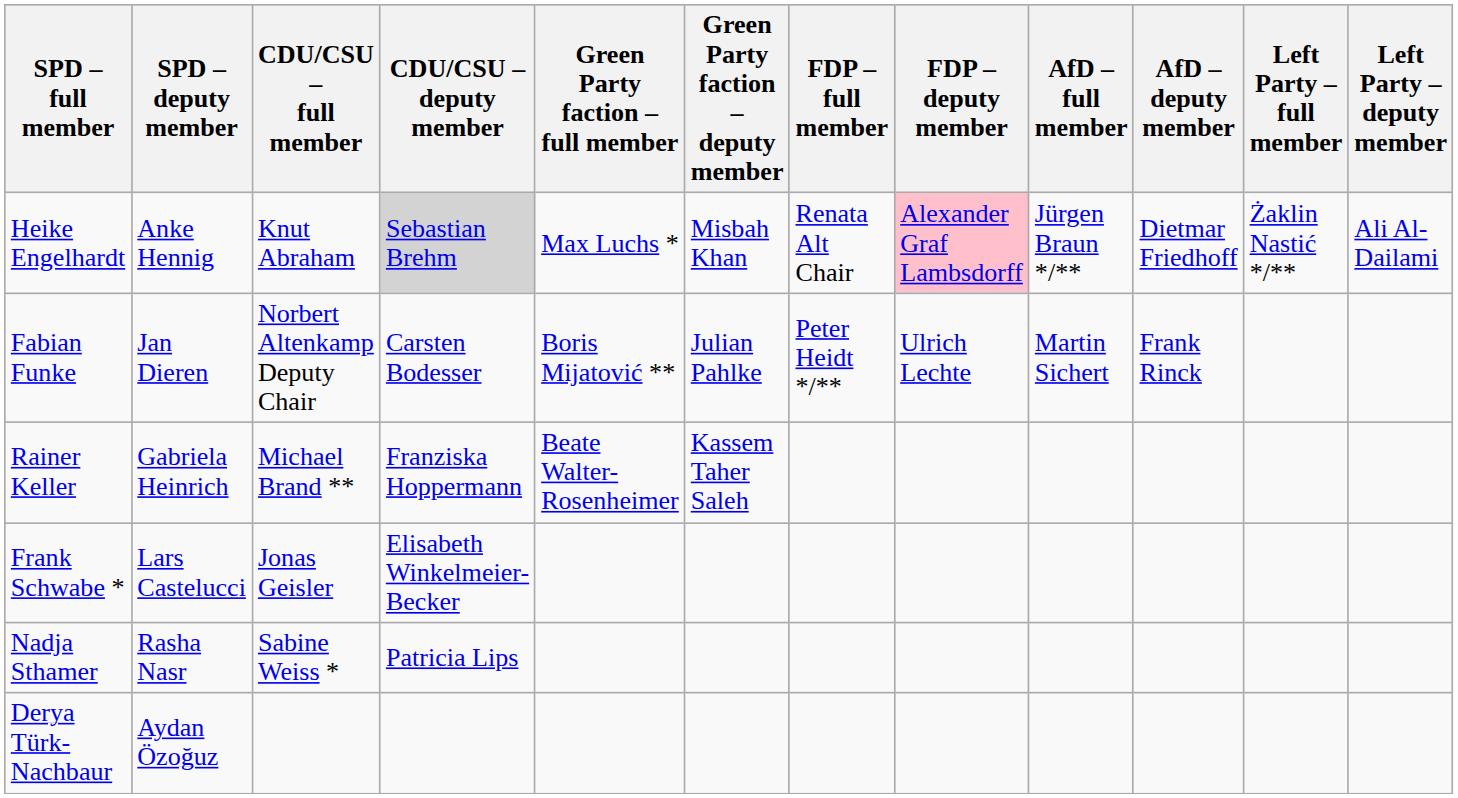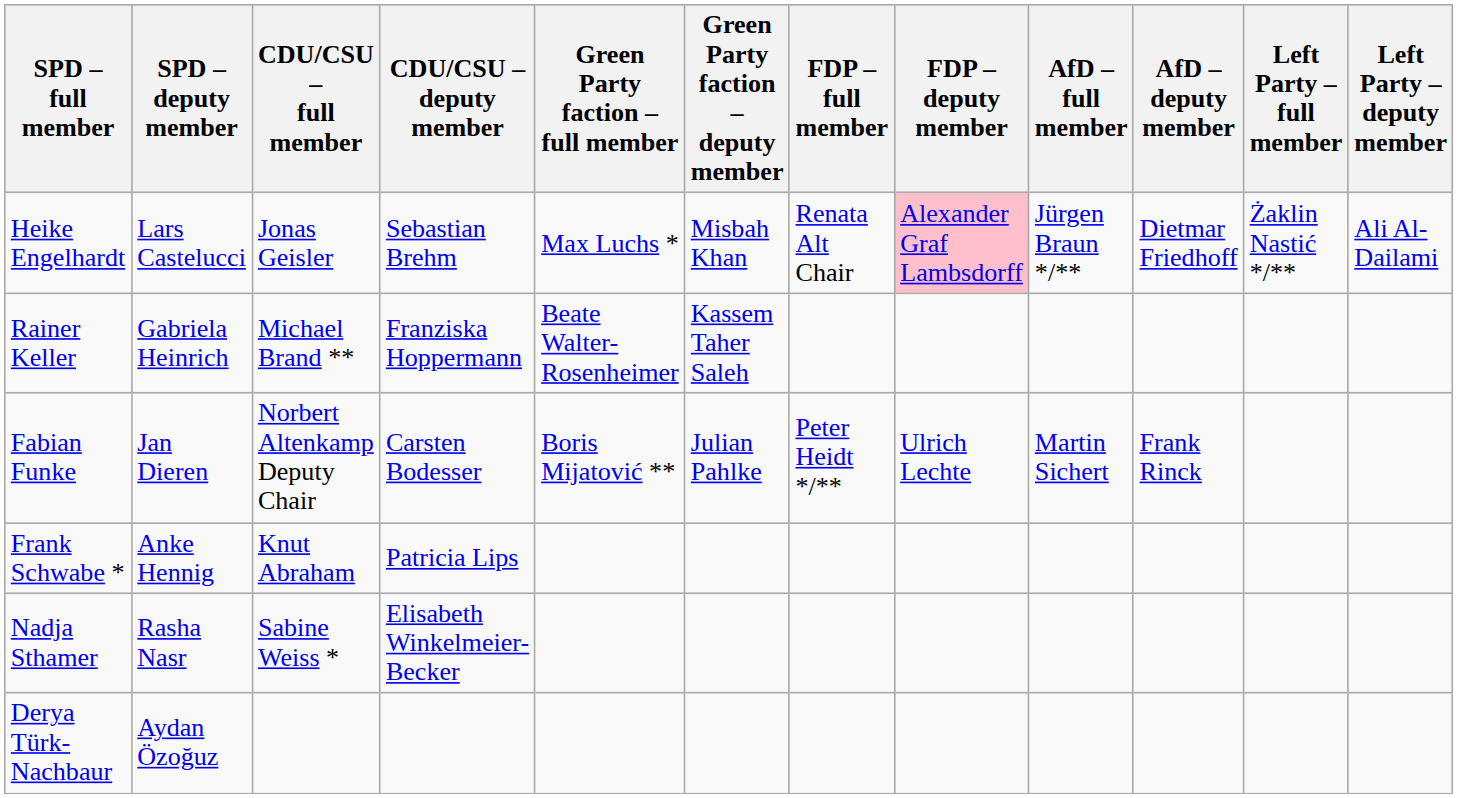(176, 242) Anke Hennig -> (192, 242) Lars Castelucci
(306, 242) Knut Abraham -> (296, 242) Jonas Geisler
(436, 242) lightgrey background -> (436, 242) no background
rows swapped: (46, 357) <-> (46, 472)
(192, 572) Lars Castelucci -> (176, 557) Anke Hennig
(296, 572) Jonas Geisler -> (306, 557) Knut Abraham
(458, 572) Elisabeth Winkelmeier-Becker -> (452, 557) Patricia Lips
(452, 657) Patricia Lips -> (458, 642) Elisabeth Winkelmeier-Becker
